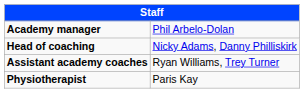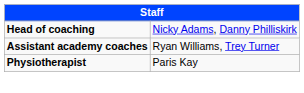- row: (54, 29)
